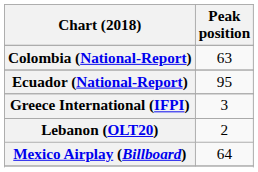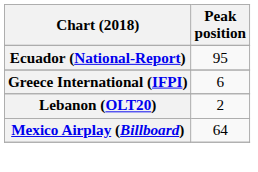- row: (100, 57)
(224, 105) 3 -> (220, 81) 6
